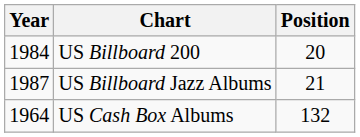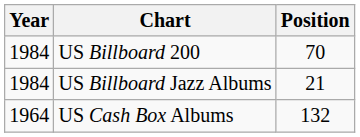(315, 52) 20 -> (315, 52) 70
(29, 83) 1987 -> (29, 83) 1984
